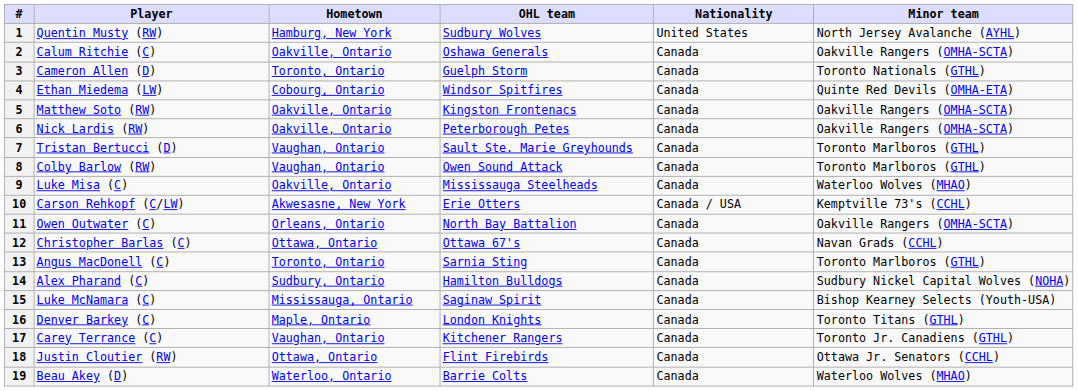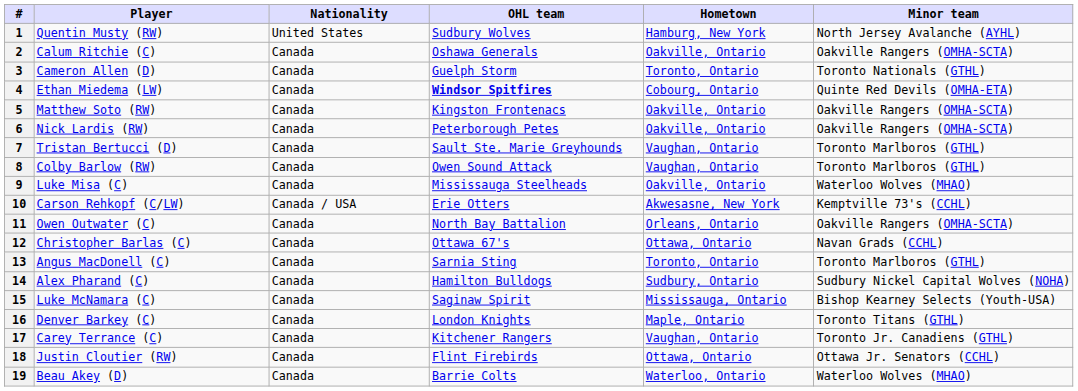columns swapped: (734, 14) <-> (354, 14)
(503, 90) normal -> (492, 90) bold
